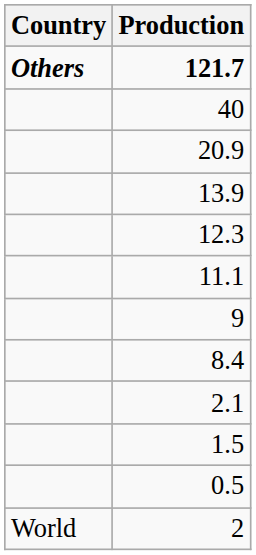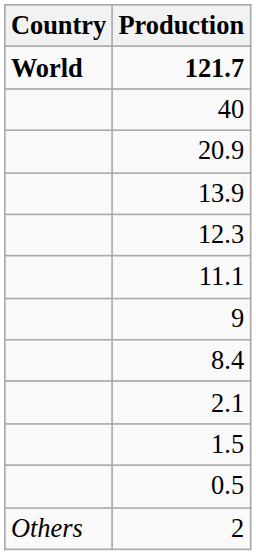(48, 67) Others -> (47, 67) World
(44, 527) World -> (47, 527) Others
